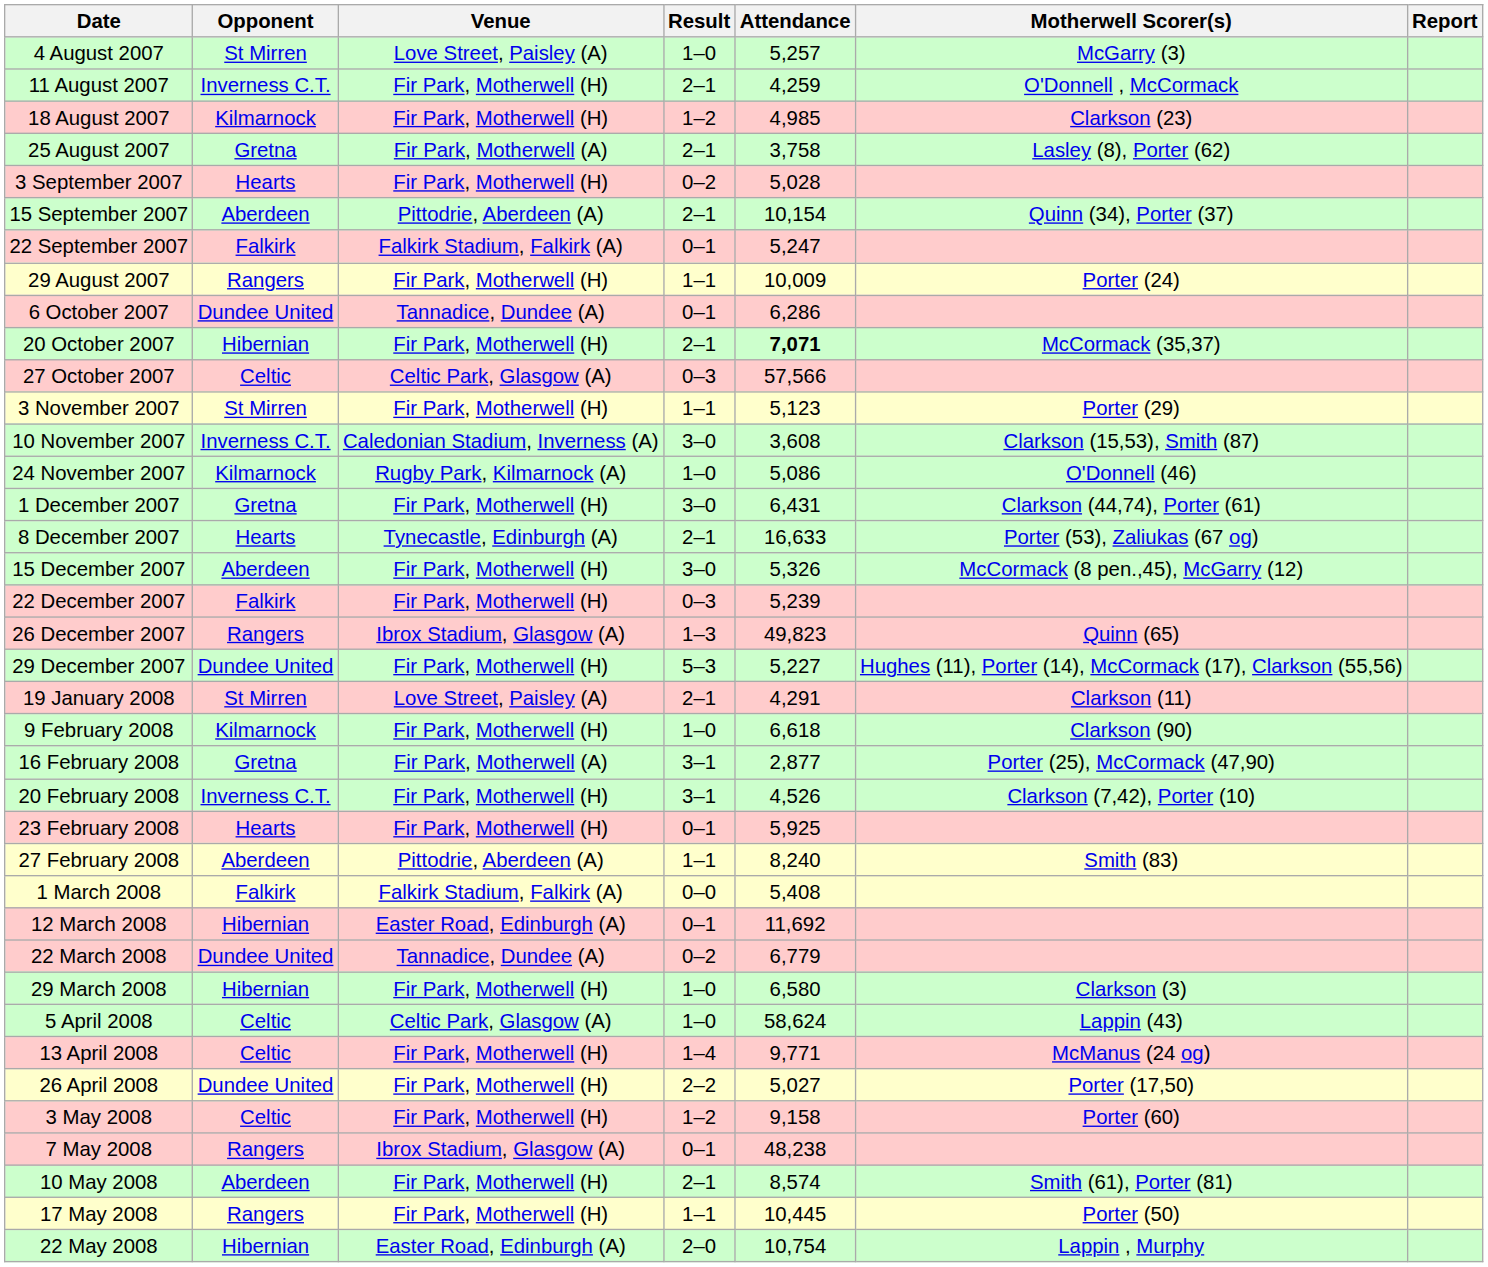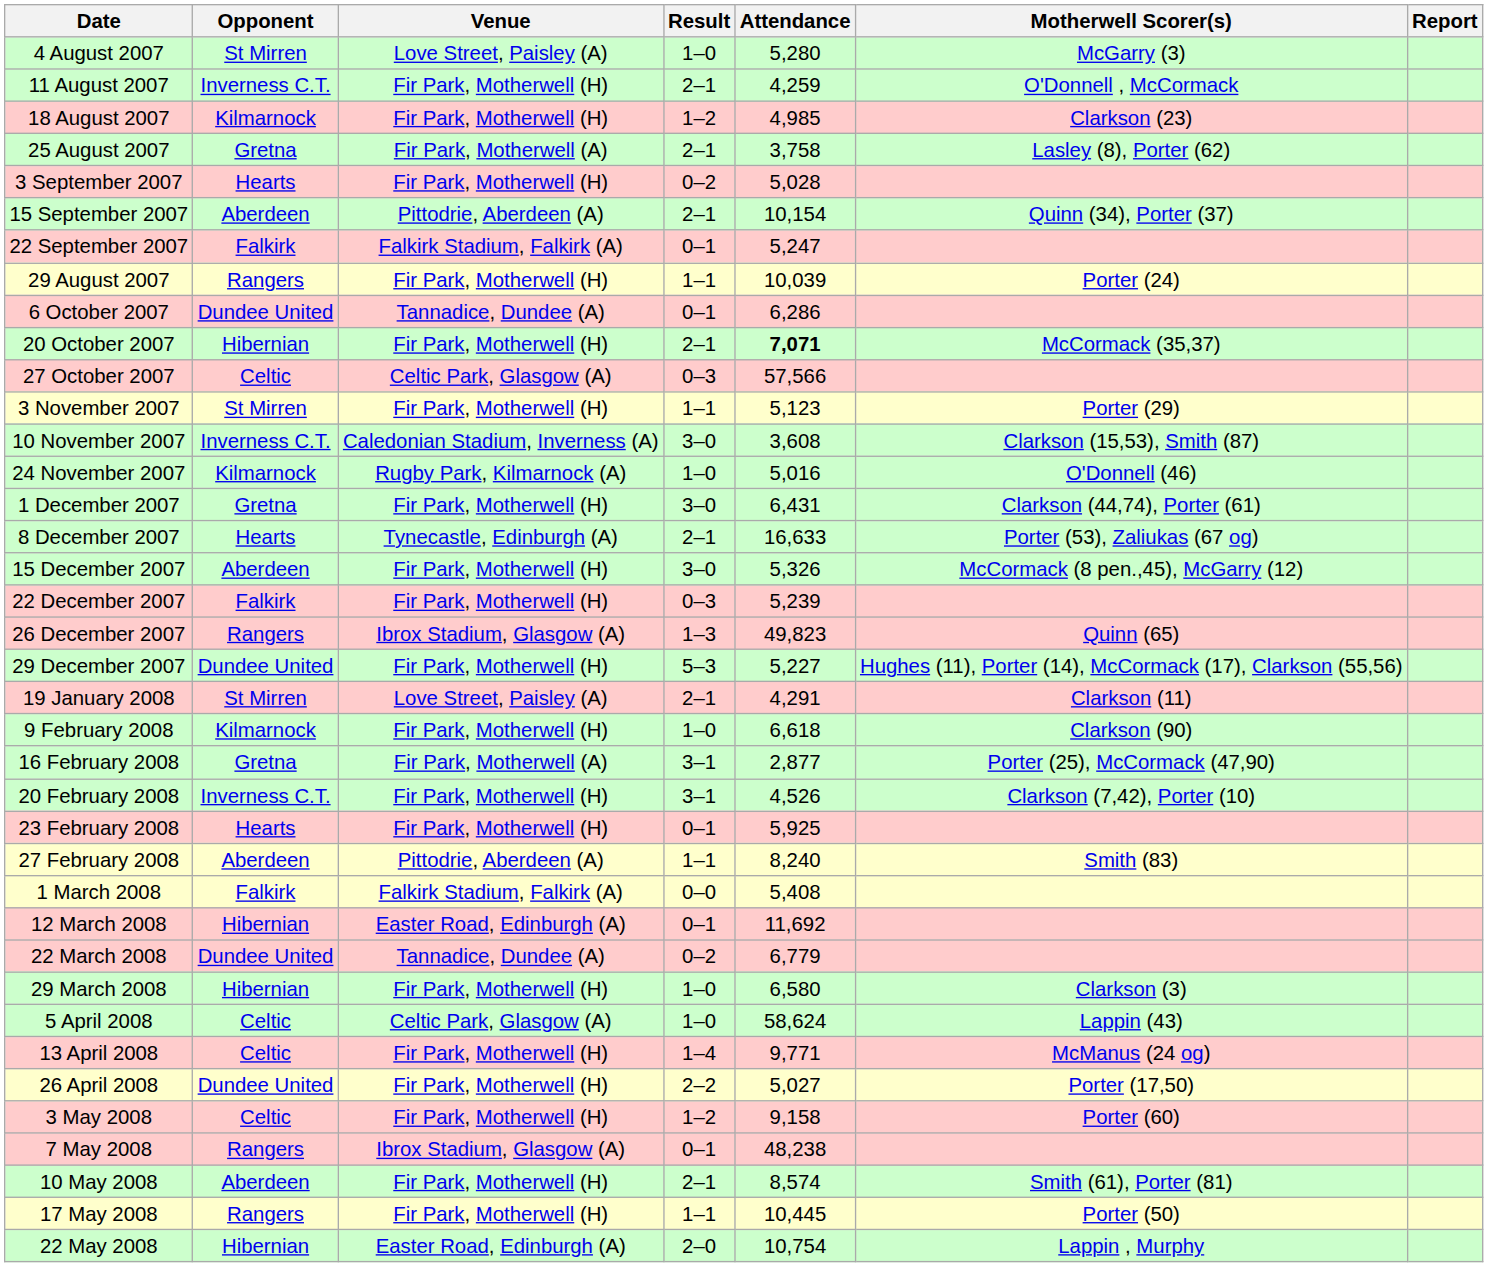(795, 53) 5,257 -> (795, 53) 5,280
(795, 279) 10,009 -> (795, 279) 10,039
(795, 472) 5,086 -> (795, 472) 5,016
